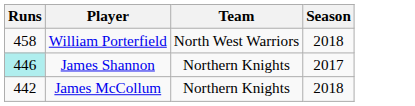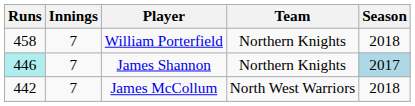+ column: (73, 16)
(236, 40) North West Warriors -> (292, 40) Northern Knights
(329, 64) no background -> (385, 64) lightblue background
(236, 88) Northern Knights -> (292, 88) North West Warriors
